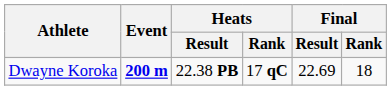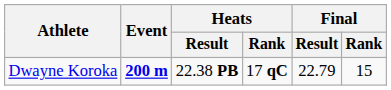(317, 71) 22.69 -> (317, 71) 22.79
(364, 71) 18 -> (364, 71) 15
